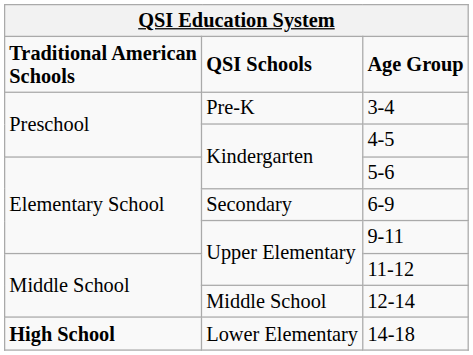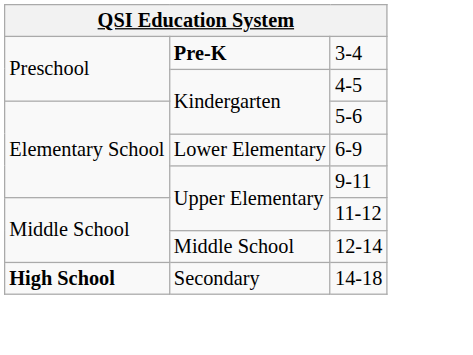- row: (415, 64)
(231, 107) normal -> (200, 52) bold
(249, 204) Secondary -> (250, 149) Lower Elementary
(282, 333) Lower Elementary -> (217, 278) Secondary
